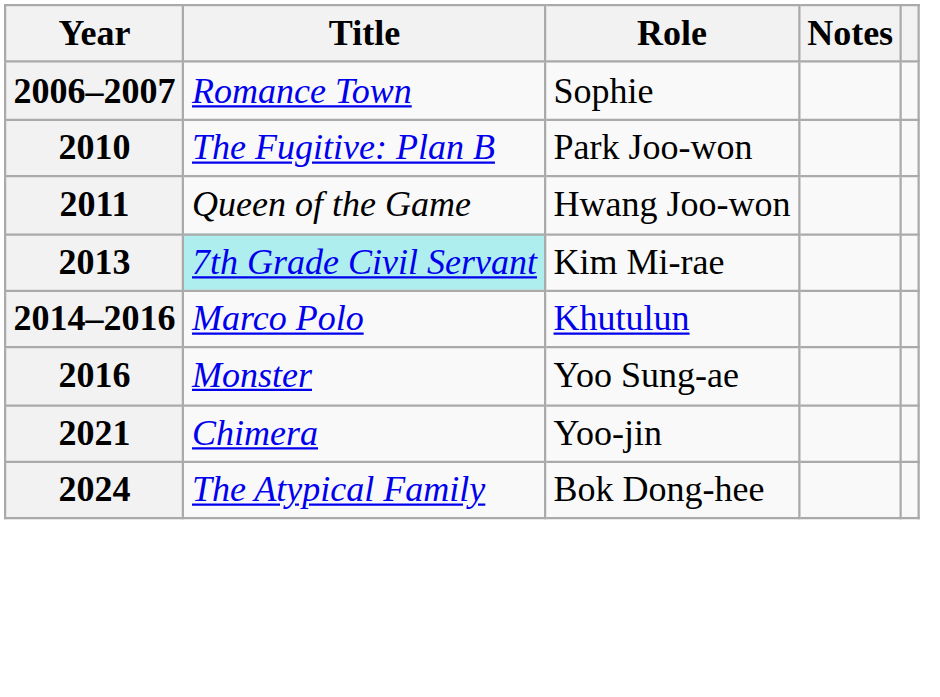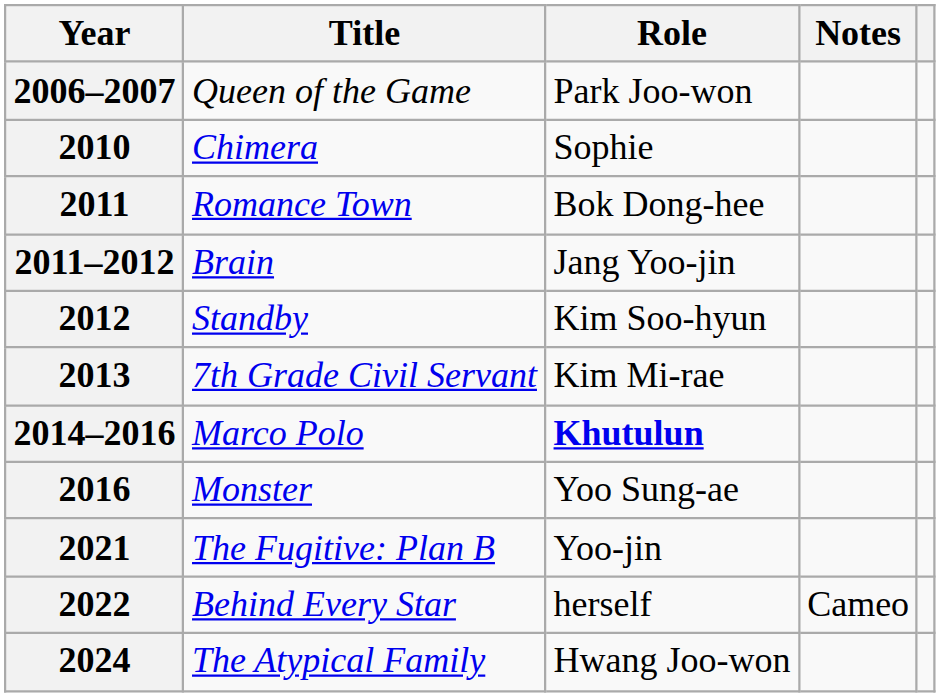(302, 90) Romance Town -> (331, 90) Queen of the Game
(604, 90) Sophie -> (653, 90) Park Joo-won
(343, 147) The Fugitive: Plan B -> (255, 147) Chimera
(653, 147) Park Joo-won -> (604, 147) Sophie
(331, 204) Queen of the Game -> (302, 204) Romance Town
(672, 204) Hwang Joo-won -> (659, 204) Bok Dong-hee
+ row: (94, 261)
+ row: (94, 318)
(364, 261) paleturquoise background -> (364, 375) no background
(622, 318) normal -> (629, 432) bold
(255, 432) Chimera -> (343, 546) The Fugitive: Plan B
+ row: (94, 603)
(659, 489) Bok Dong-hee -> (672, 661) Hwang Joo-won
